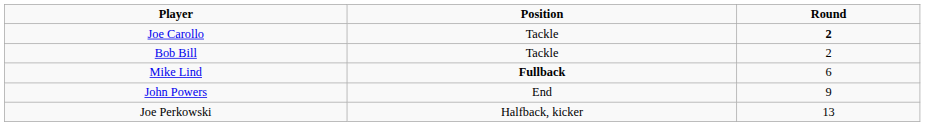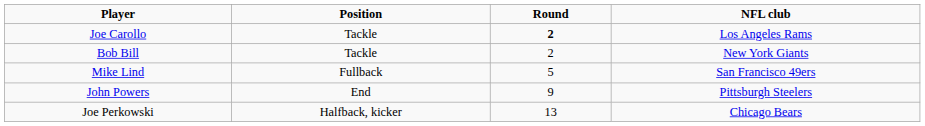+ column: (766, 14)
(542, 72) bold -> (361, 72) normal
(829, 72) 6 -> (551, 72) 5
